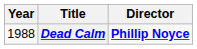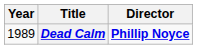(21, 34) 1988 -> (21, 34) 1989
